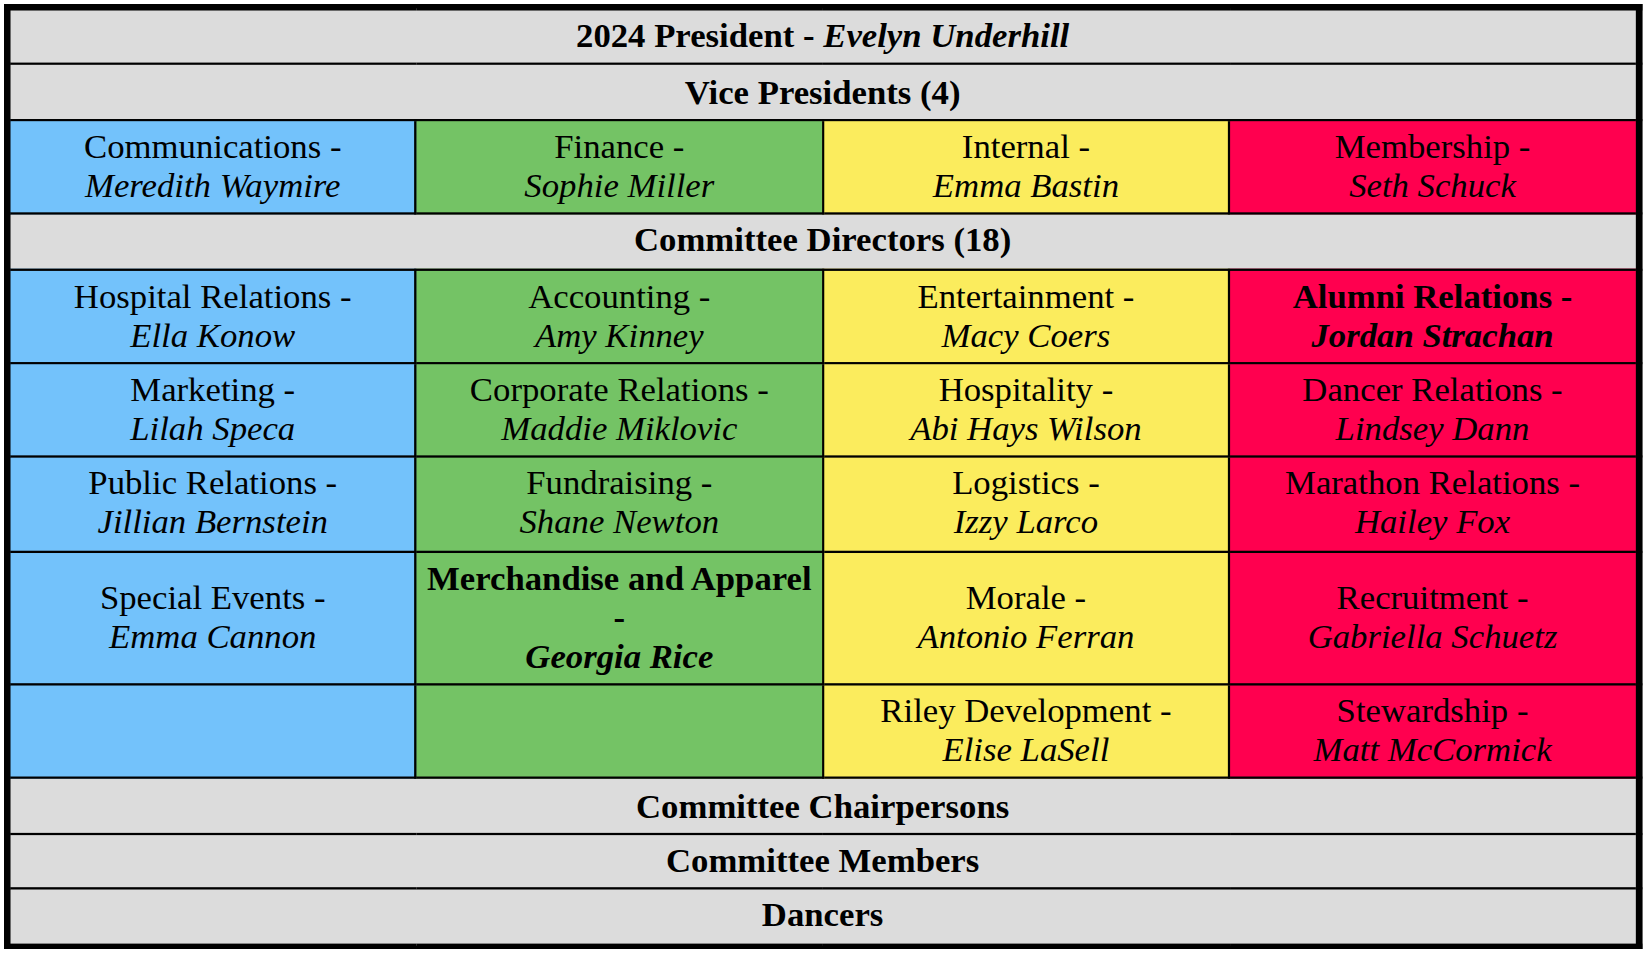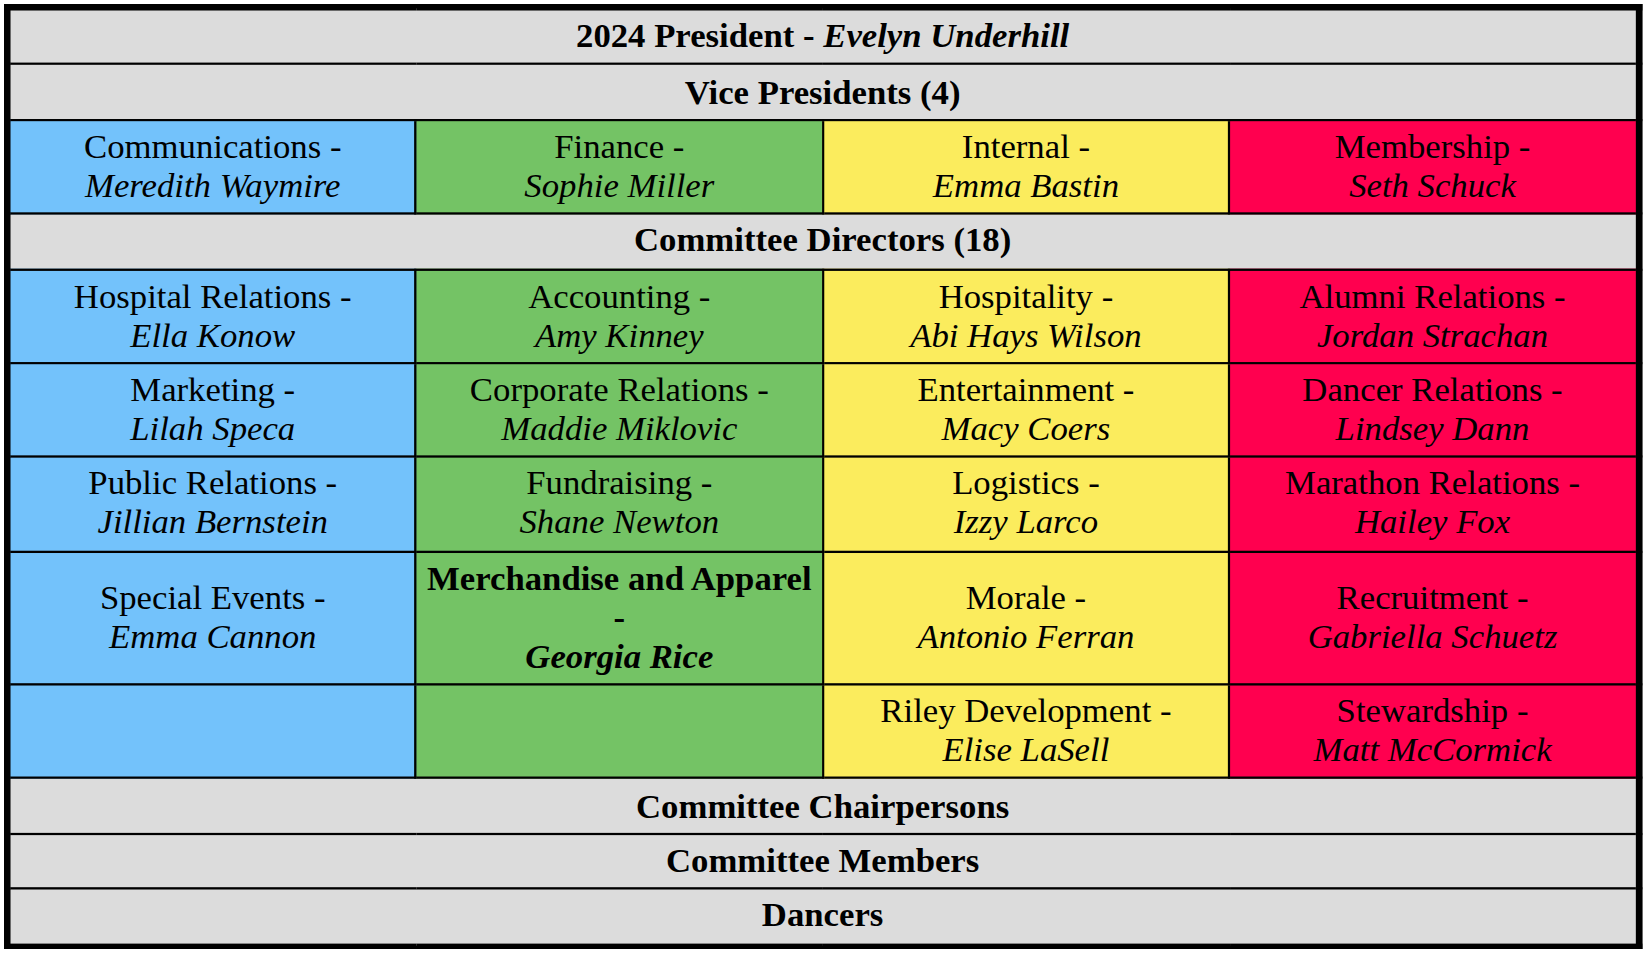(1026, 315) Entertainment - Macy Coers -> (1026, 315) Hospitality - Abi Hays Wilson
(1433, 315) bold -> (1433, 315) normal
(1026, 409) Hospitality - Abi Hays Wilson -> (1026, 409) Entertainment - Macy Coers
